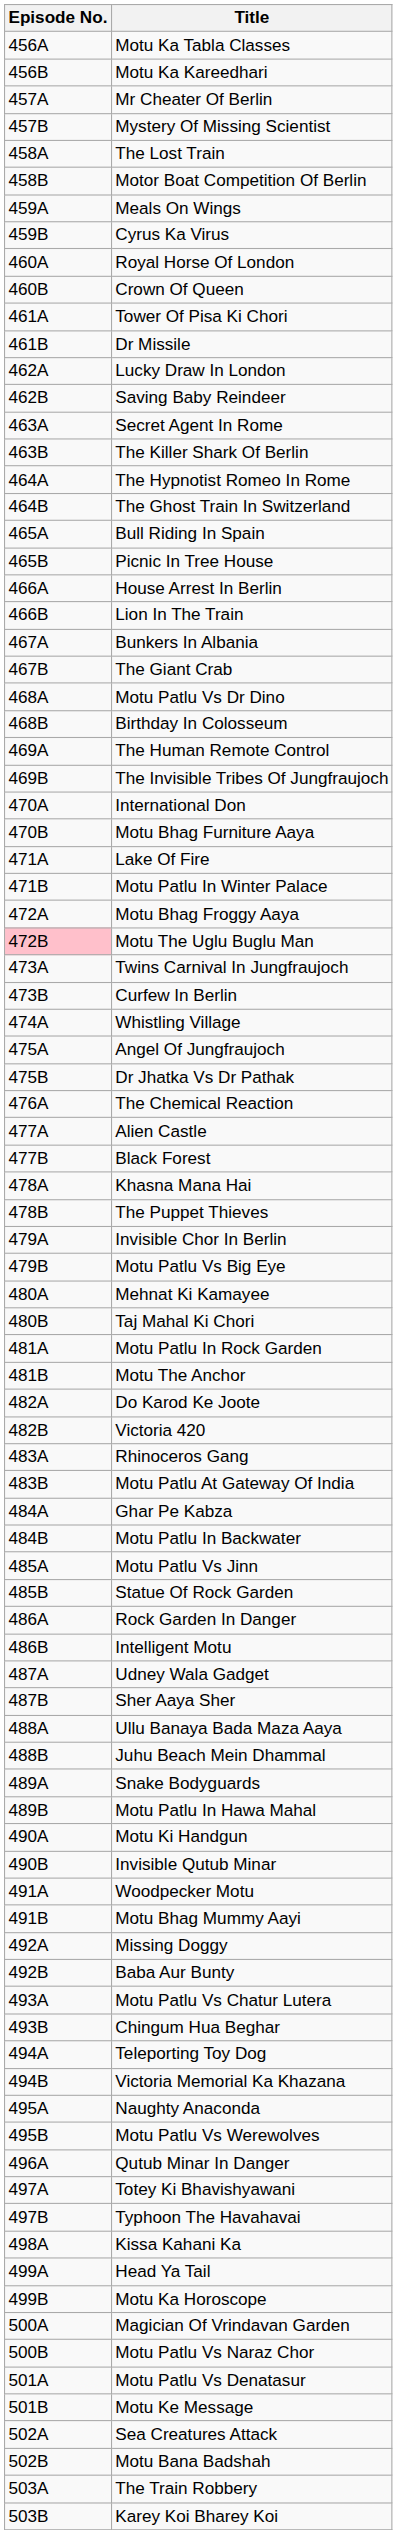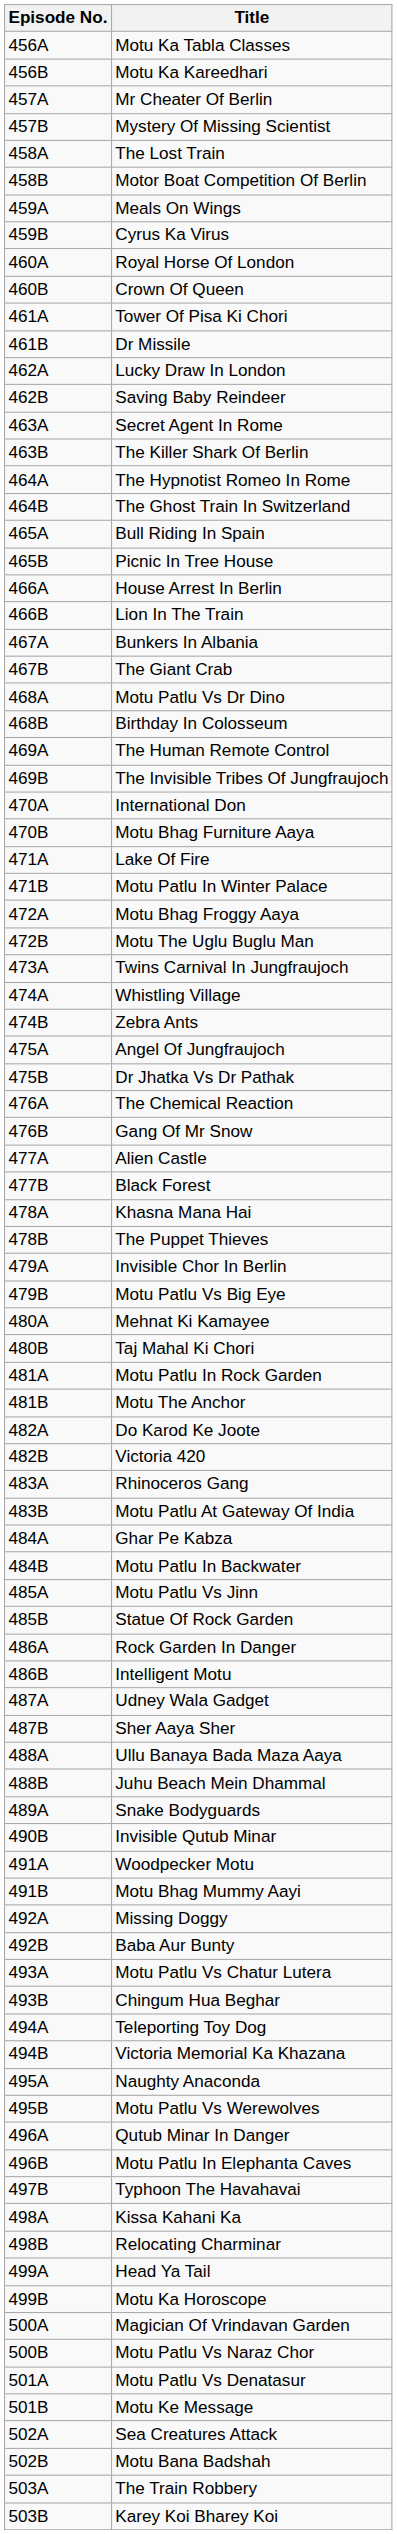(28, 941) pink background -> (28, 941) no background
- row: (176, 995)
+ row: (157, 1022)
+ row: (184, 1131)
- row: (216, 1810)
- row: (181, 1837)
+ row: (233, 2163)
- row: (205, 2190)
+ row: (198, 2244)
